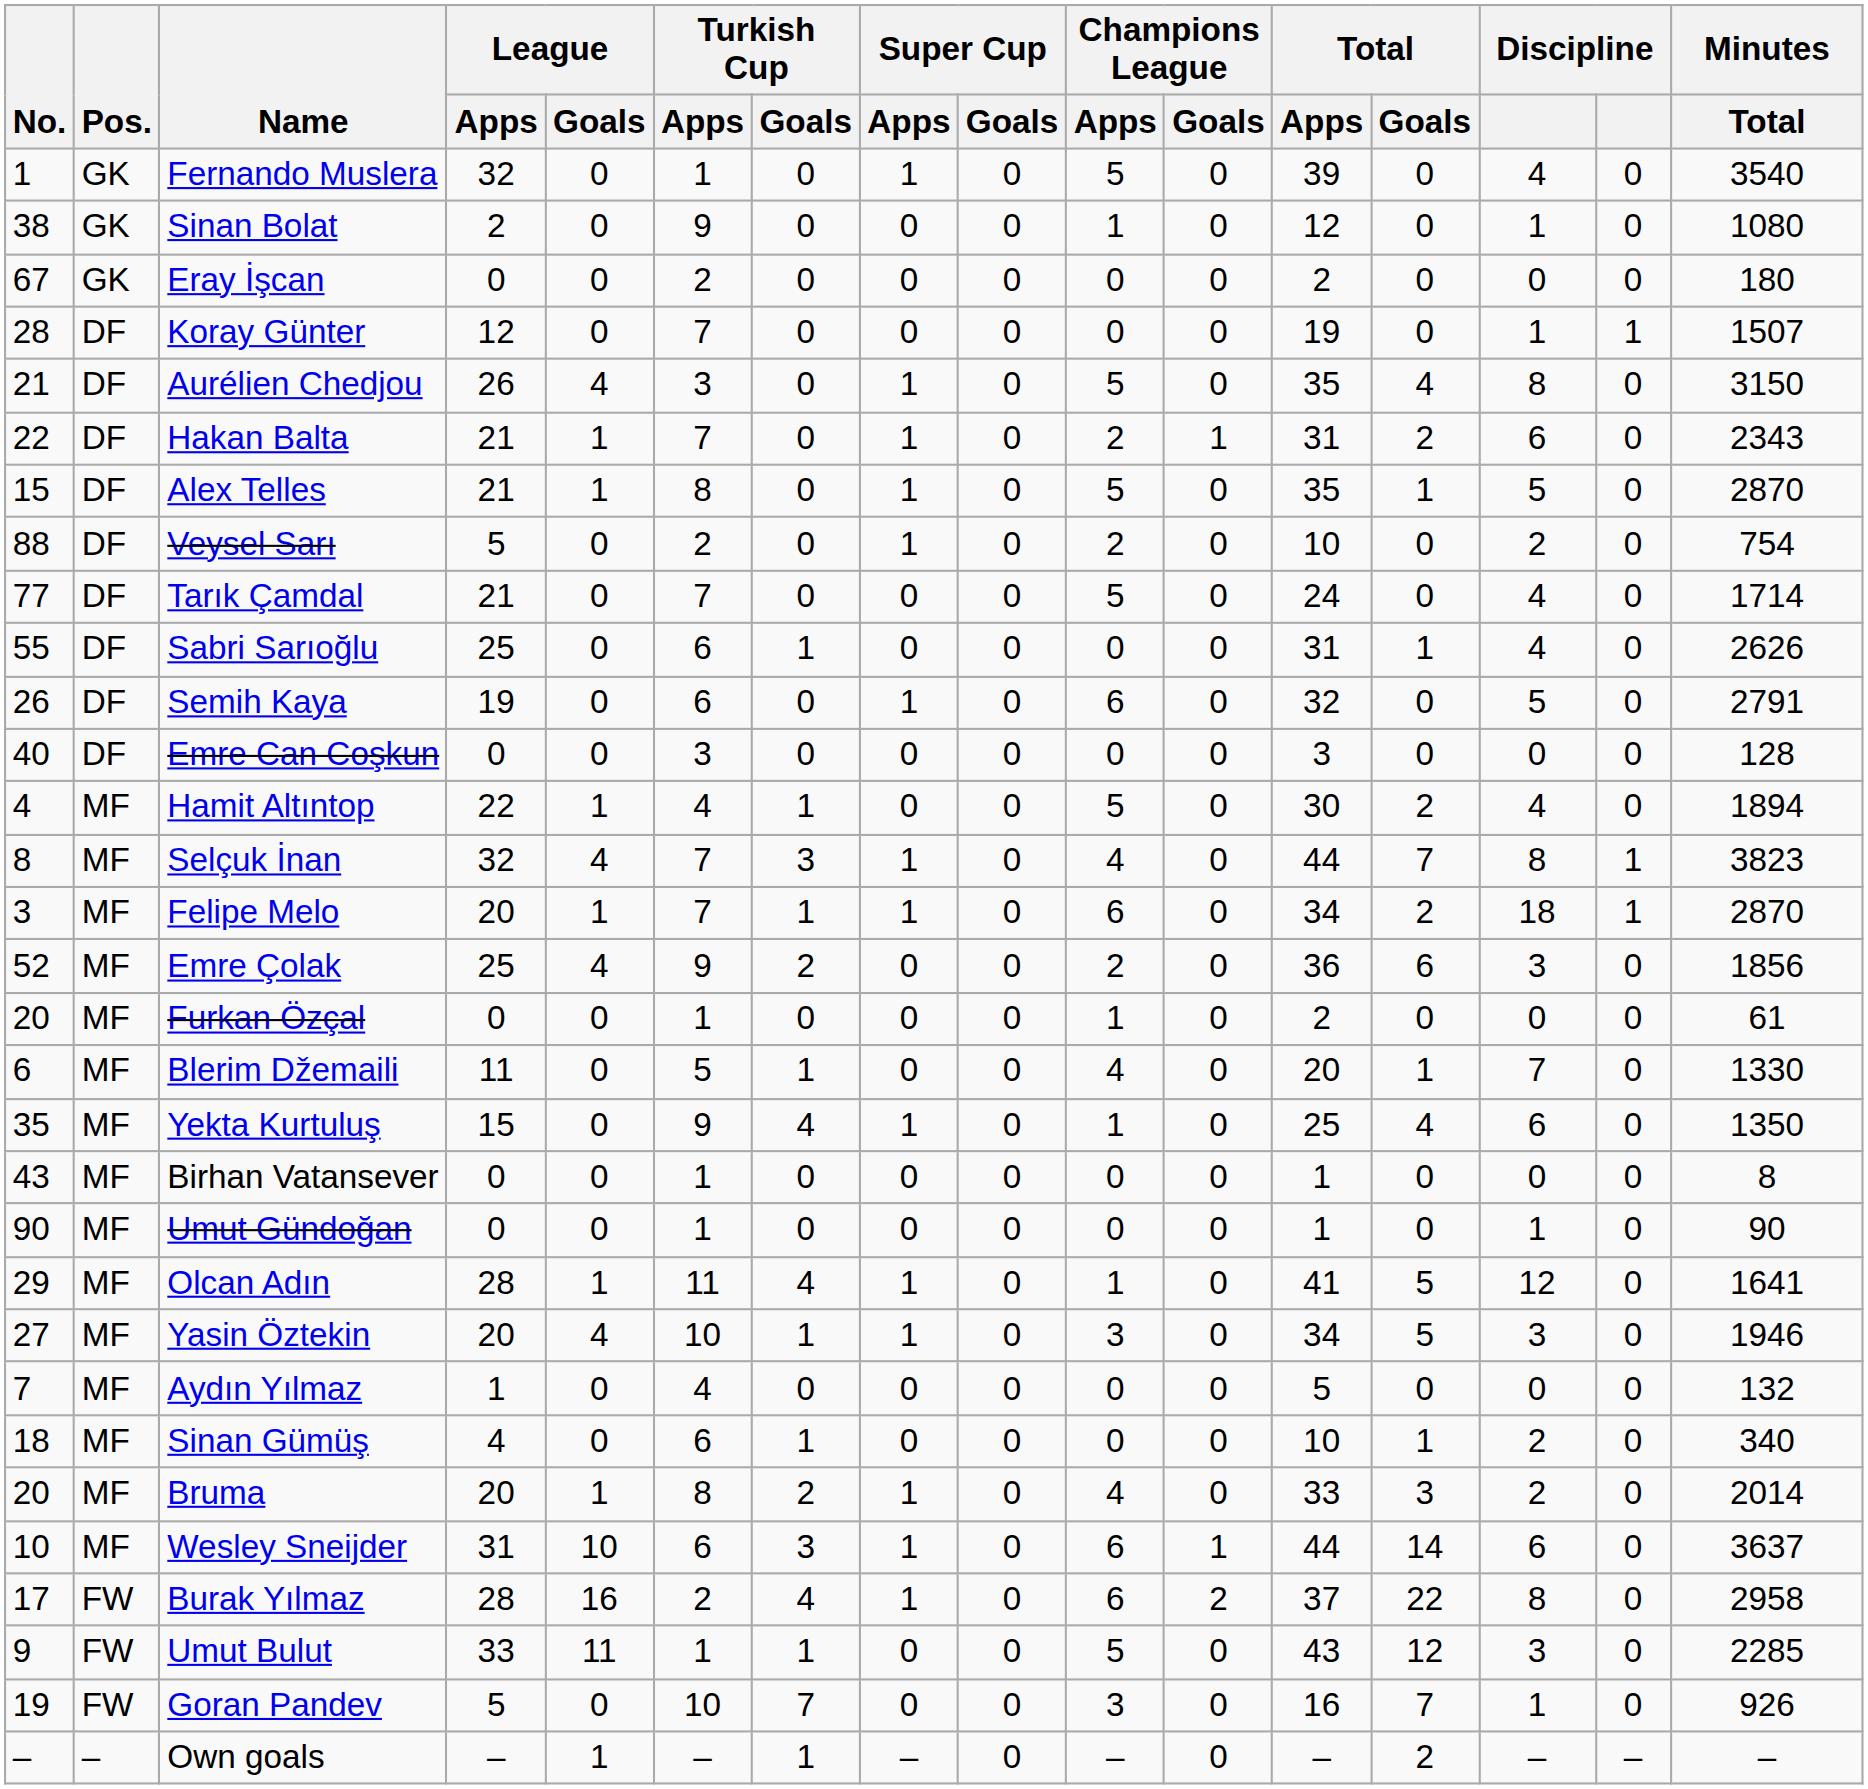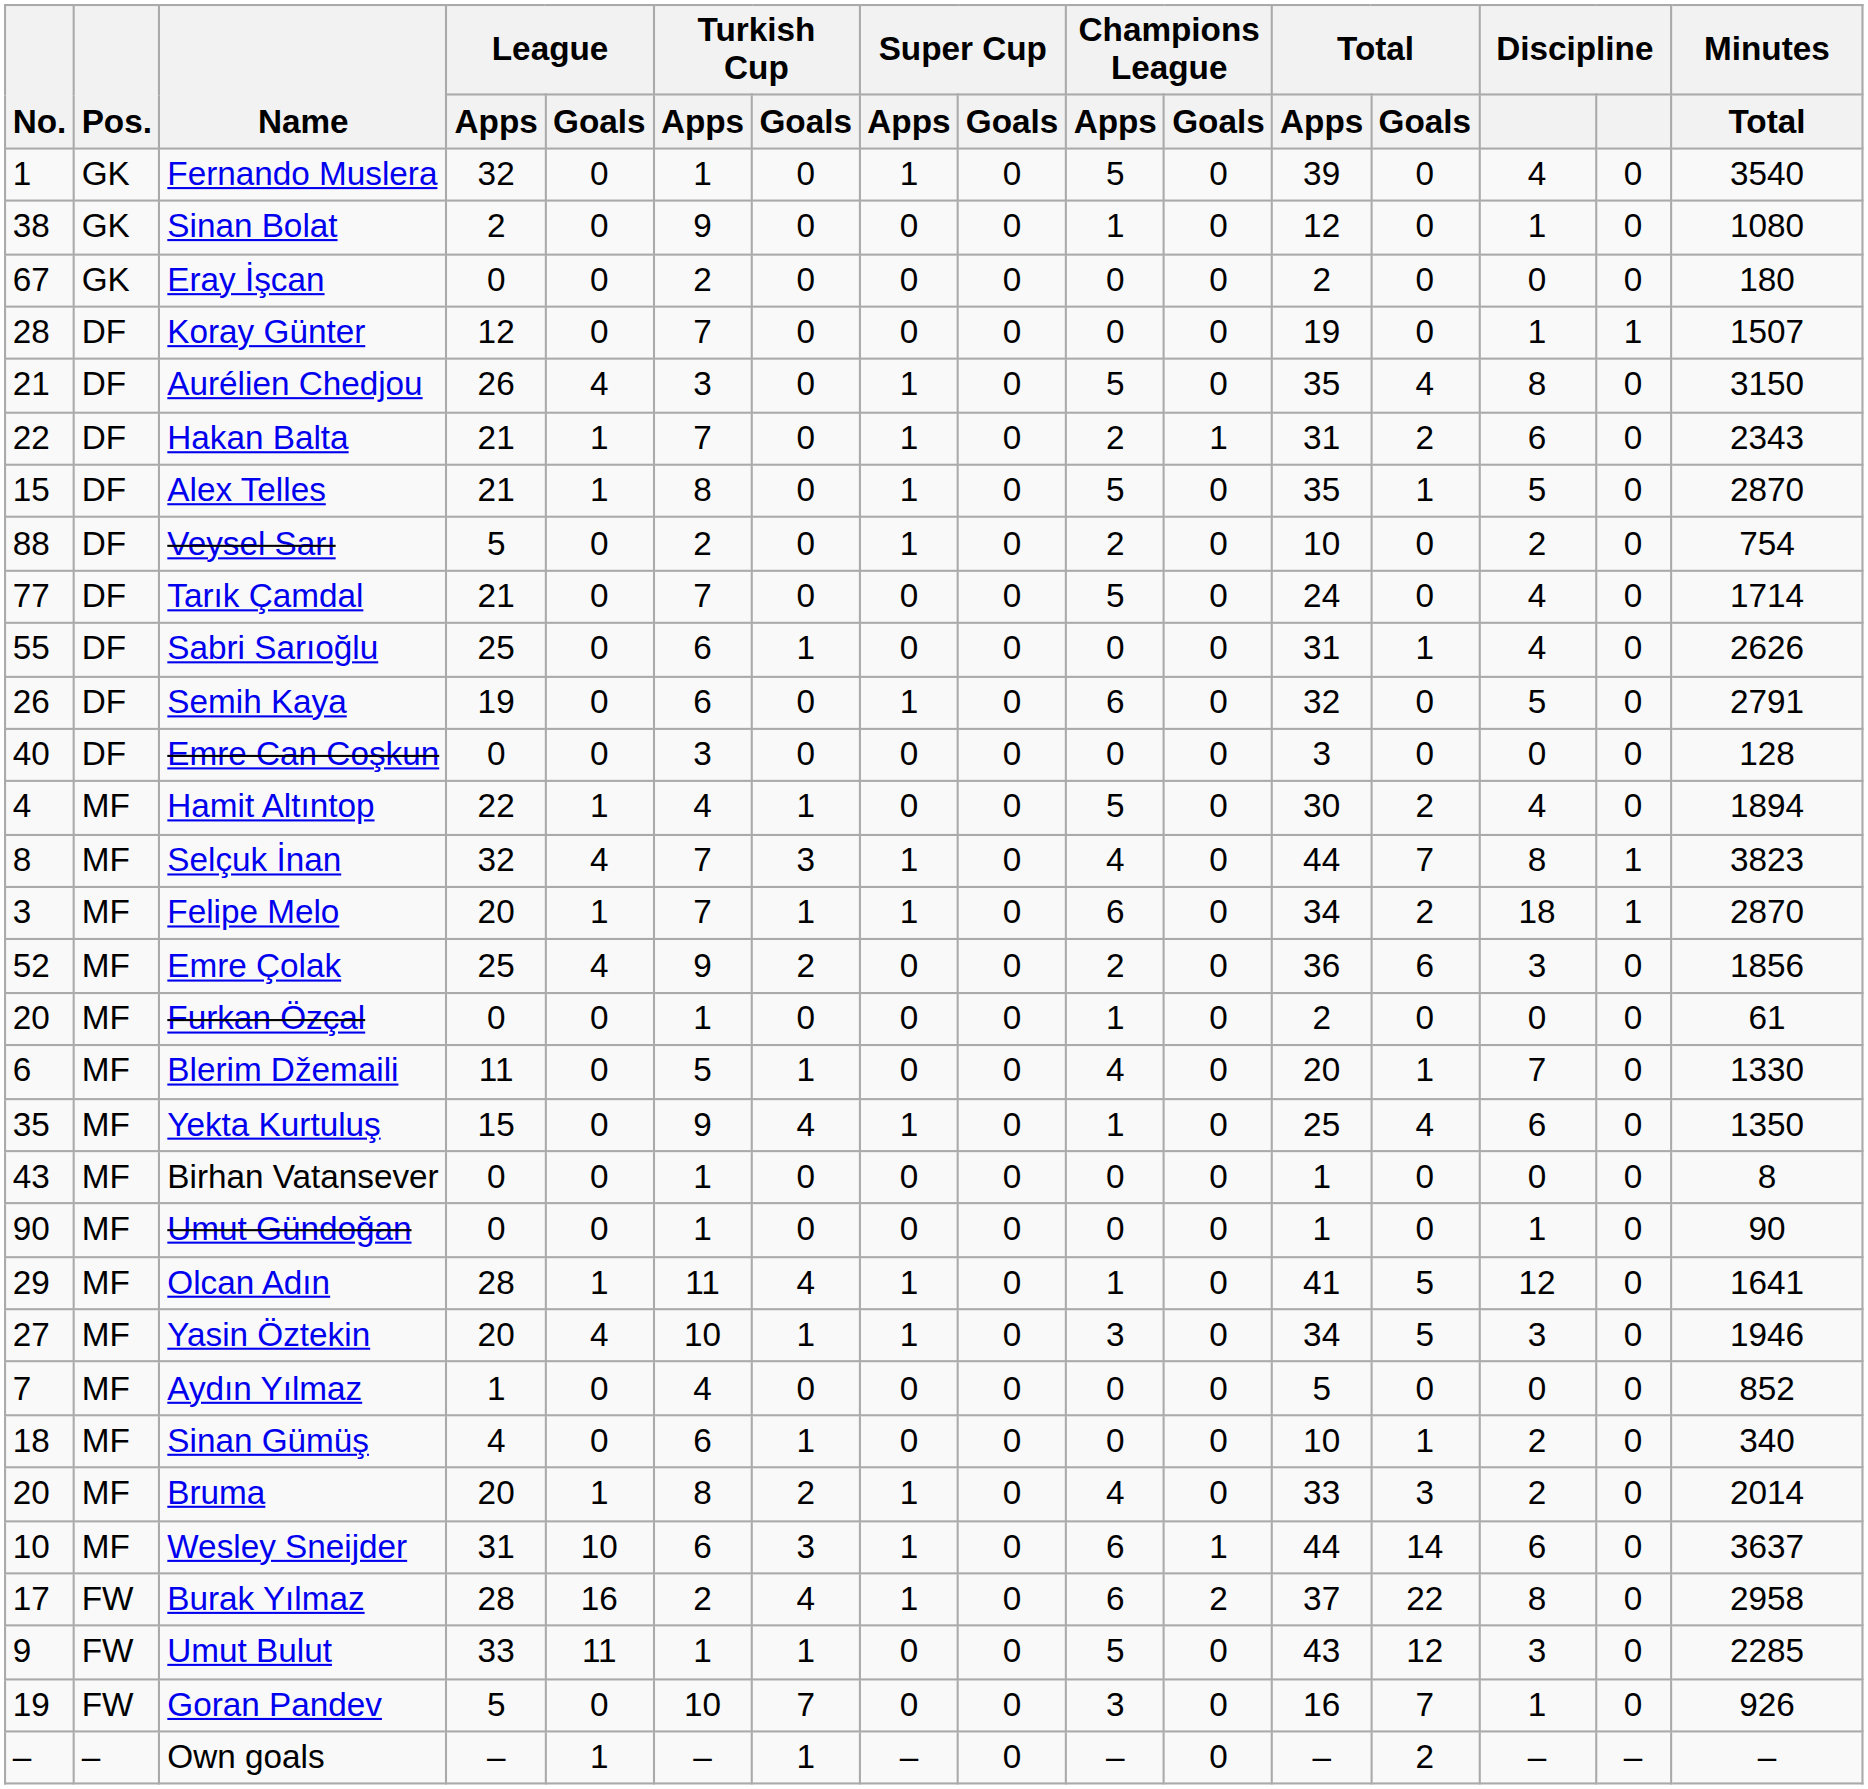(1767, 1387) 132 -> (1767, 1387) 852
